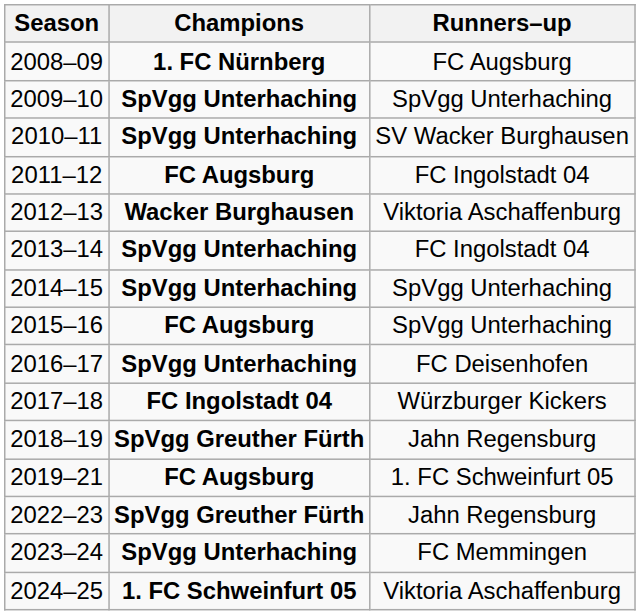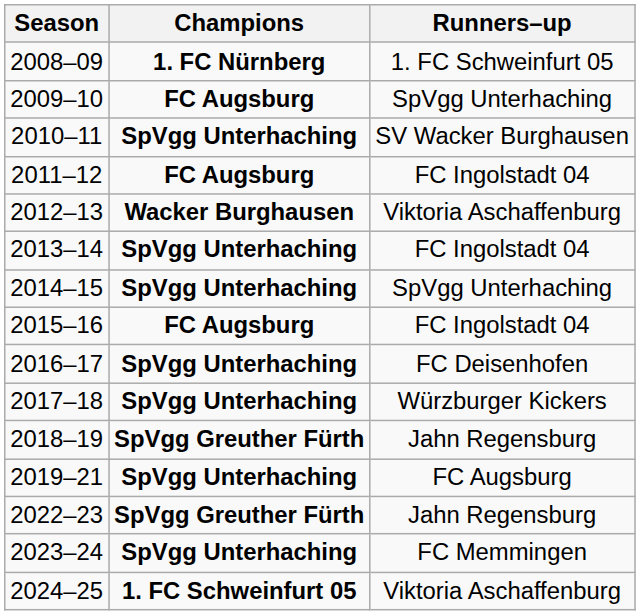(502, 61) FC Augsburg -> (502, 61) 1. FC Schweinfurt 05
(239, 99) SpVgg Unterhaching -> (239, 99) FC Augsburg
(502, 325) SpVgg Unterhaching -> (502, 325) FC Ingolstadt 04
(239, 401) FC Ingolstadt 04 -> (239, 401) SpVgg Unterhaching
(239, 477) FC Augsburg -> (239, 477) SpVgg Unterhaching
(502, 477) 1. FC Schweinfurt 05 -> (502, 477) FC Augsburg
